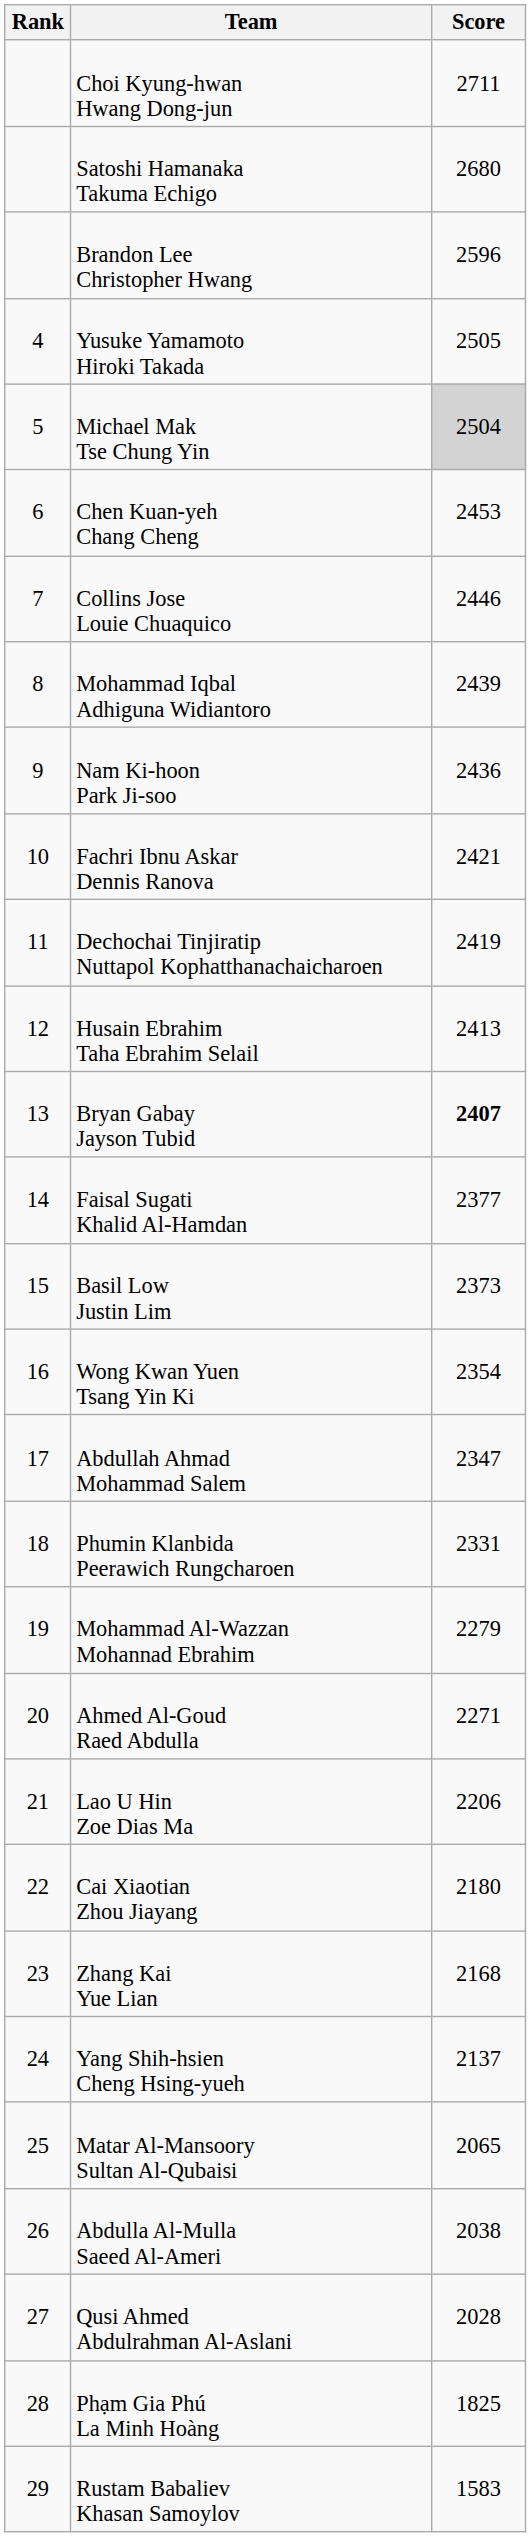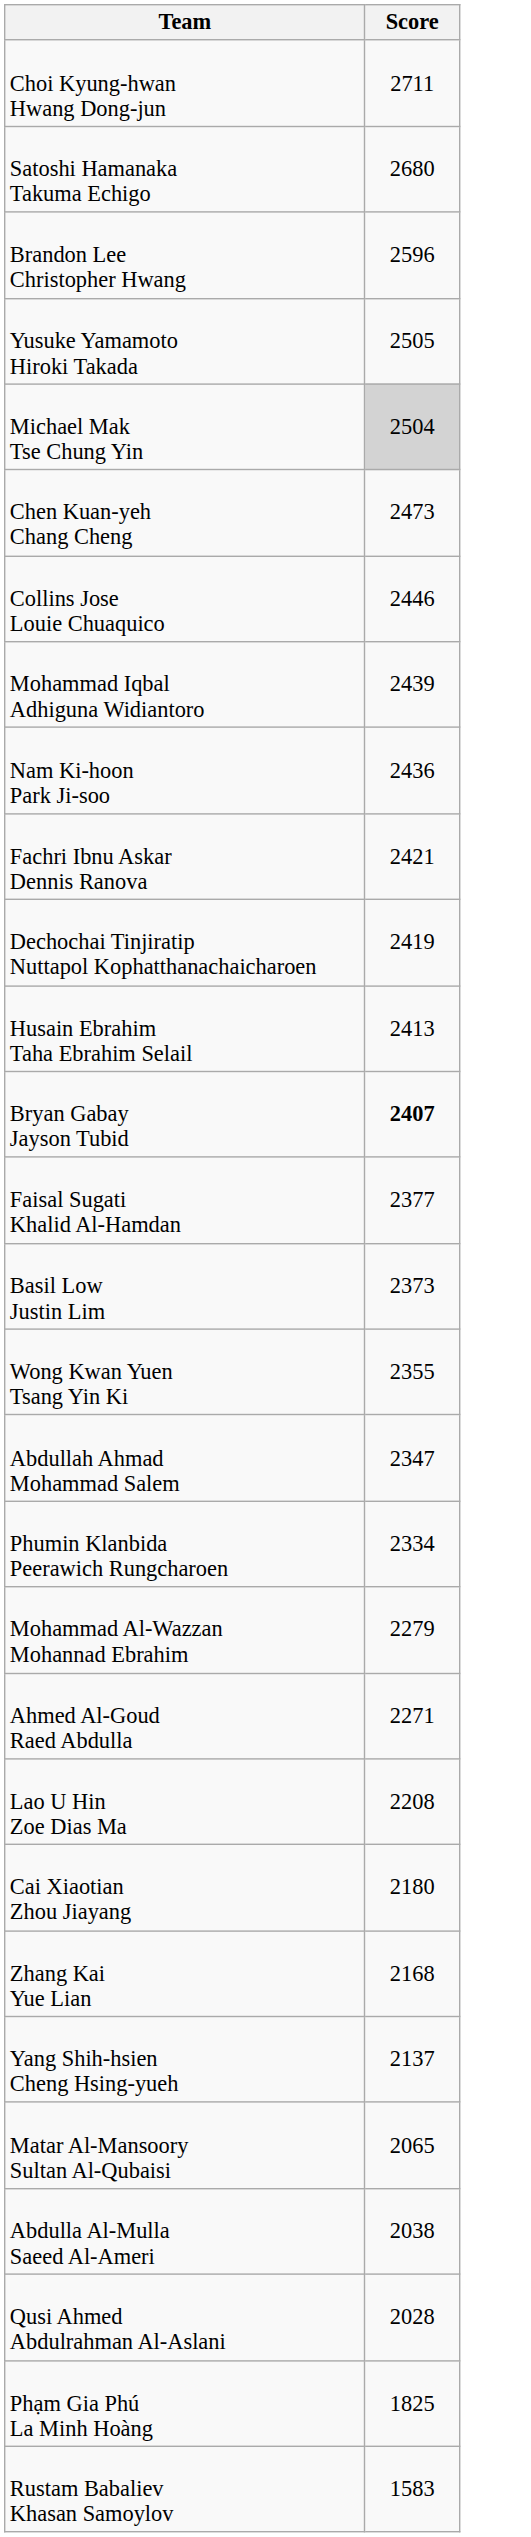- column: (38, 22)
(479, 512) 2453 -> (412, 512) 2473
(479, 1371) 2354 -> (412, 1371) 2355
(479, 1543) 2331 -> (412, 1543) 2334
(479, 1801) 2206 -> (412, 1801) 2208
